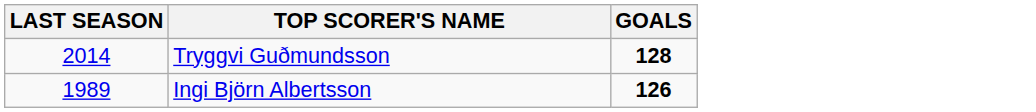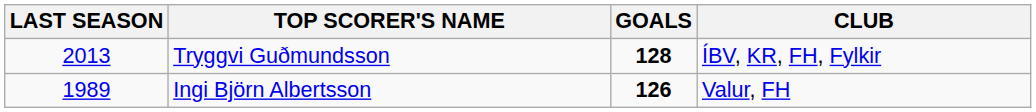+ column: (864, 21)
(86, 55) 2014 -> (86, 55) 2013
